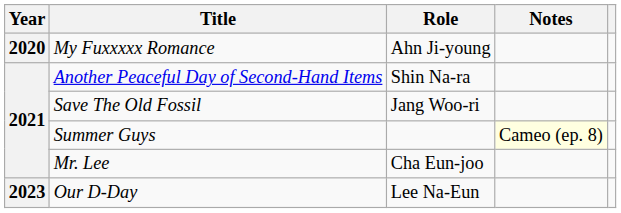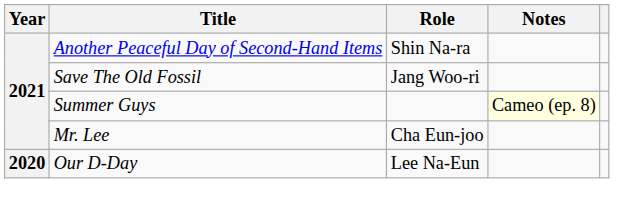- row: (134, 47)
(27, 192) 2023 -> (27, 163) 2020
